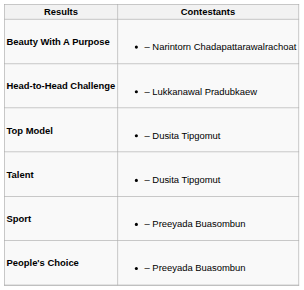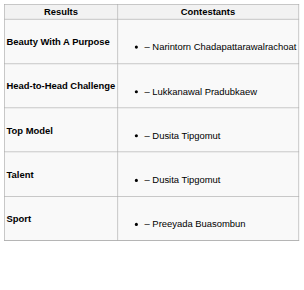- row: (43, 263)
